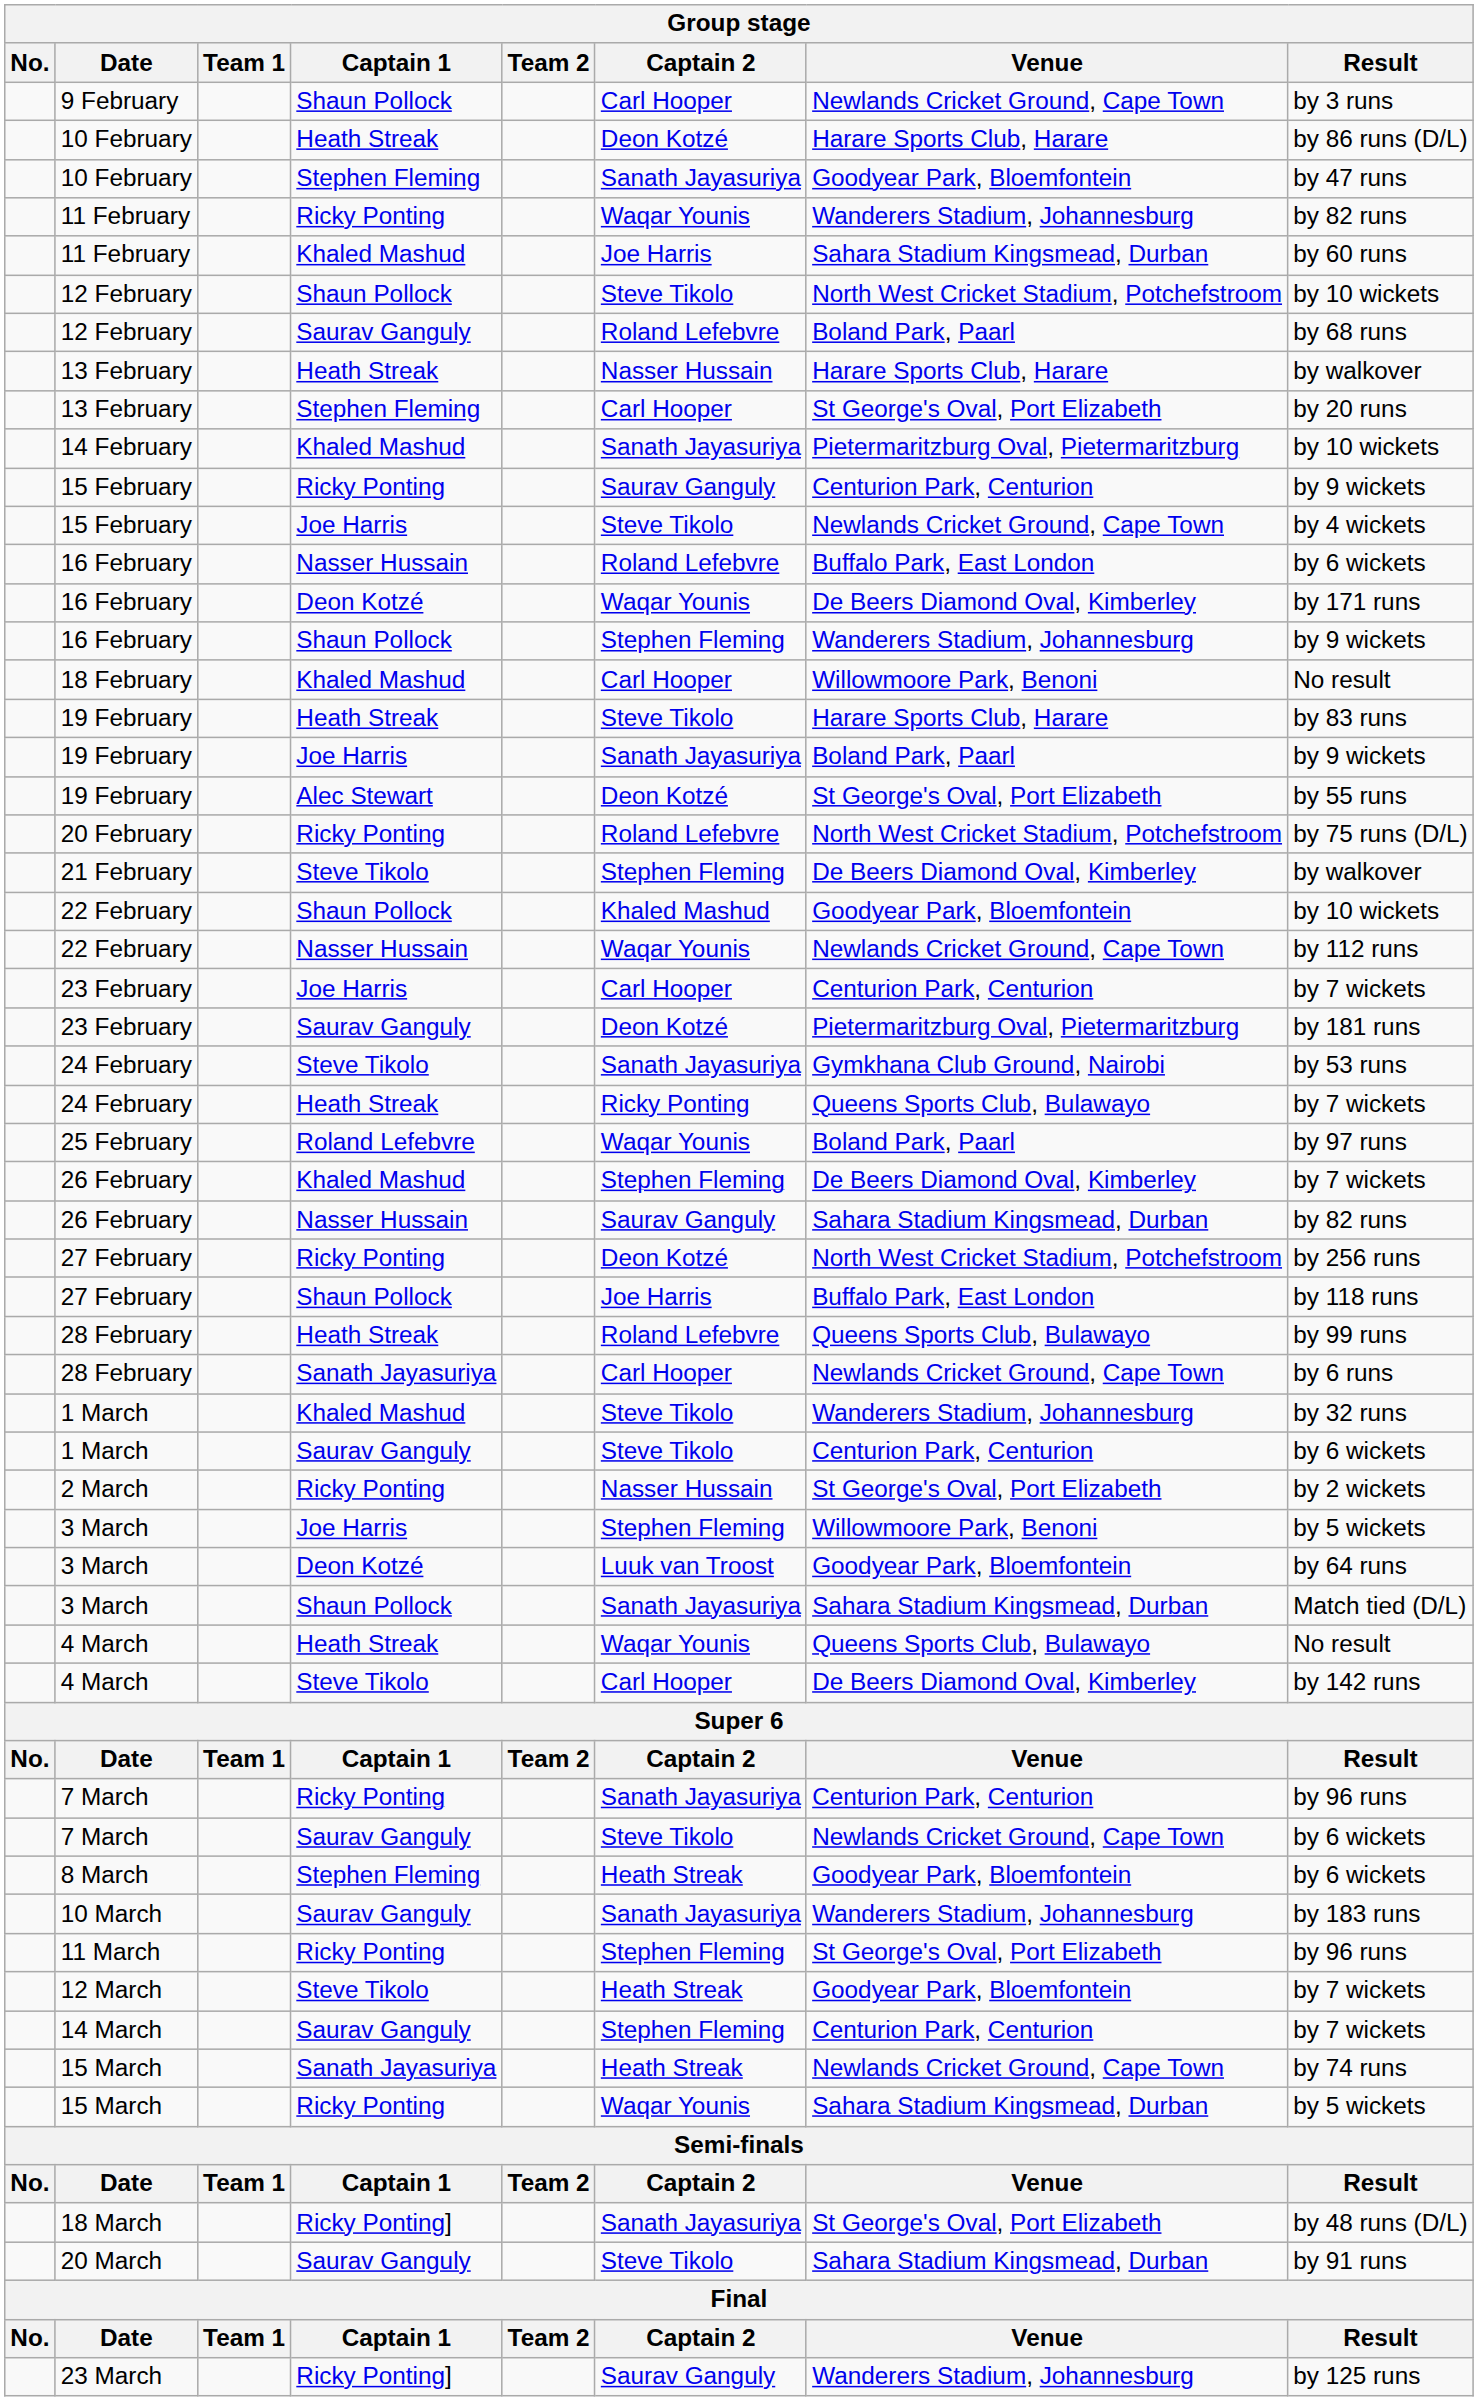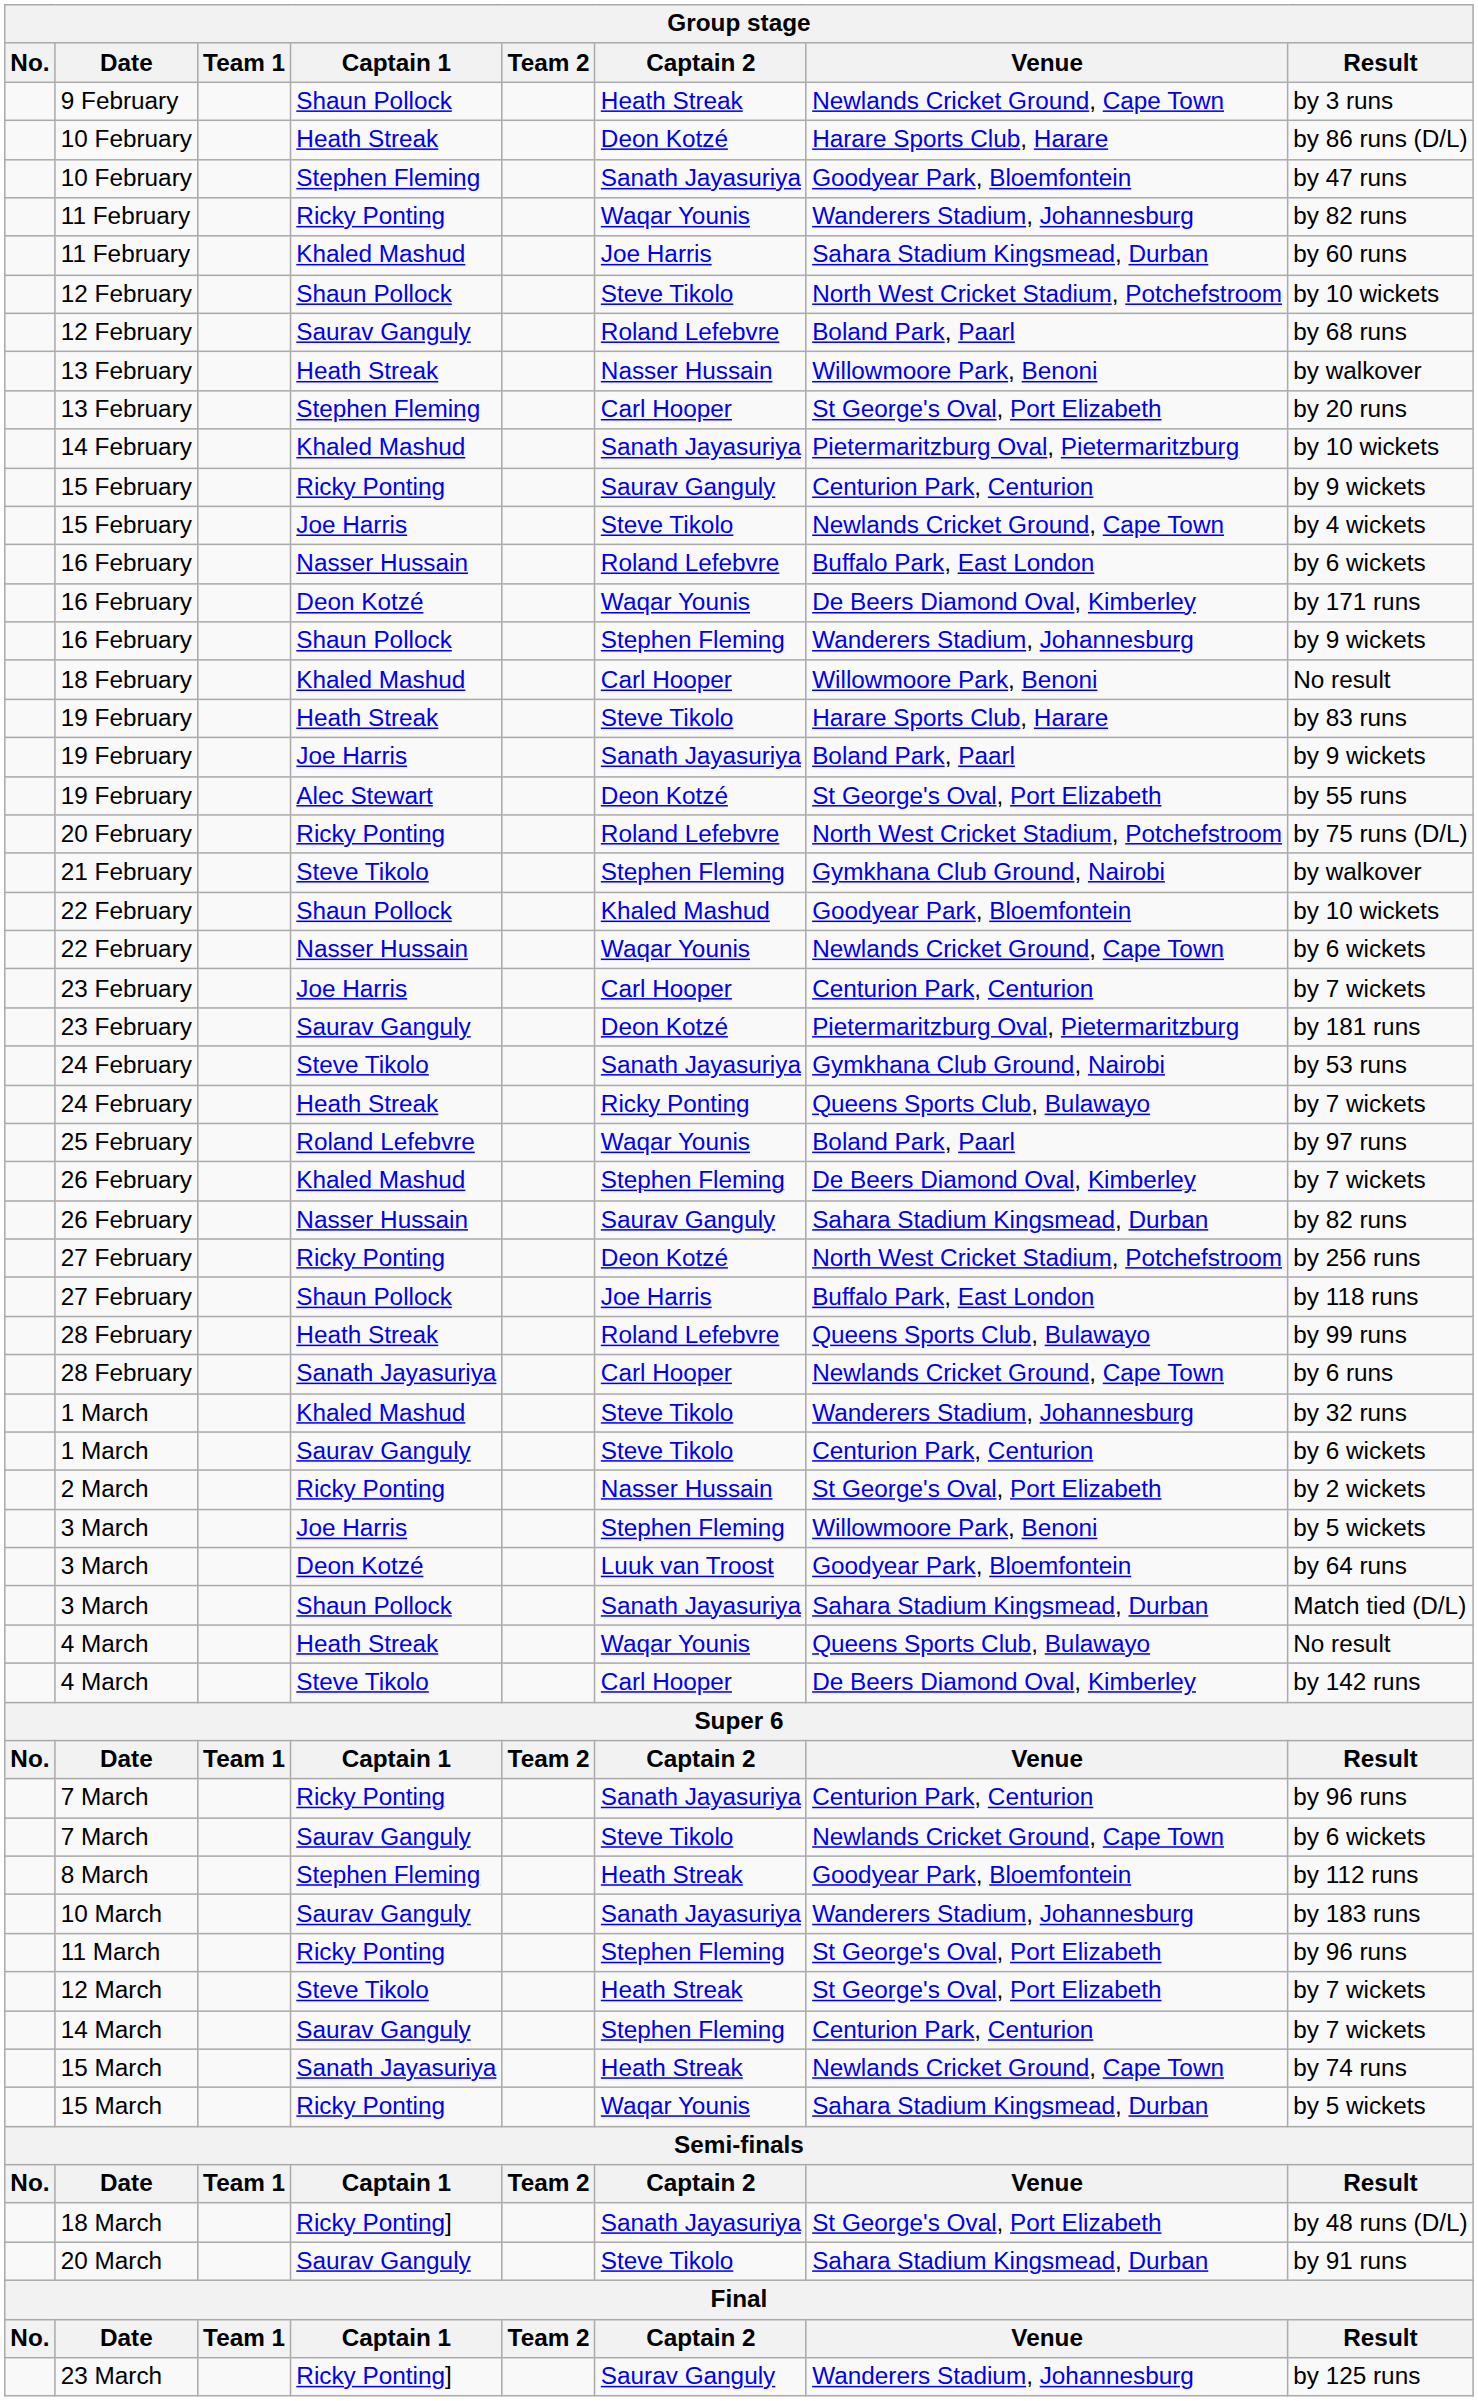(666, 100) Carl Hooper -> (672, 100) Heath Streak
(960, 370) Harare Sports Club, Harare -> (955, 370) Willowmoore Park, Benoni
(1004, 872) De Beers Diamond Oval, Kimberley -> (989, 872) Gymkhana Club Ground, Nairobi
(1356, 949) by 112 runs -> (1359, 949) by 6 wickets
(1359, 1875) by 6 wickets -> (1356, 1875) by 112 runs
(972, 1990) Goodyear Park, Bloemfontein -> (987, 1990) St George's Oval, Port Elizabeth
